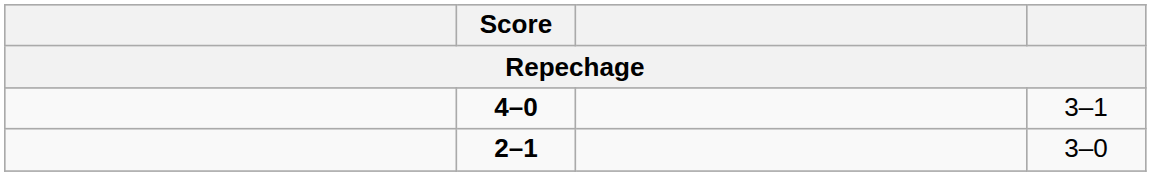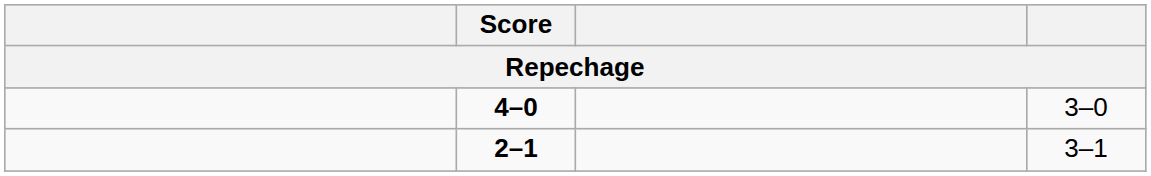(1086, 107) 3–1 -> (1086, 107) 3–0
(1086, 149) 3–0 -> (1086, 149) 3–1
